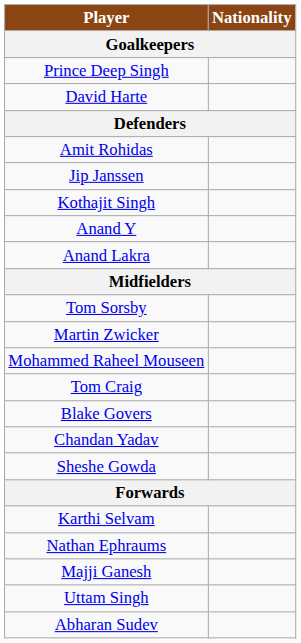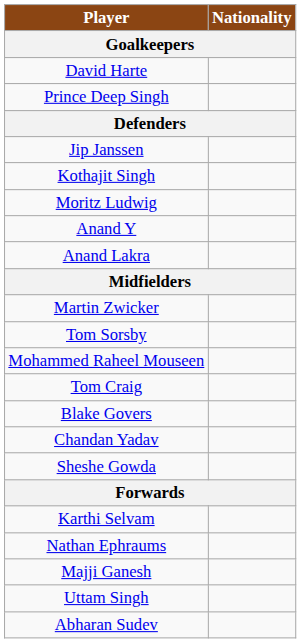rows swapped: (106, 96) <-> (106, 70)
- row: (106, 149)
+ row: (106, 202)
rows swapped: (106, 334) <-> (106, 307)
